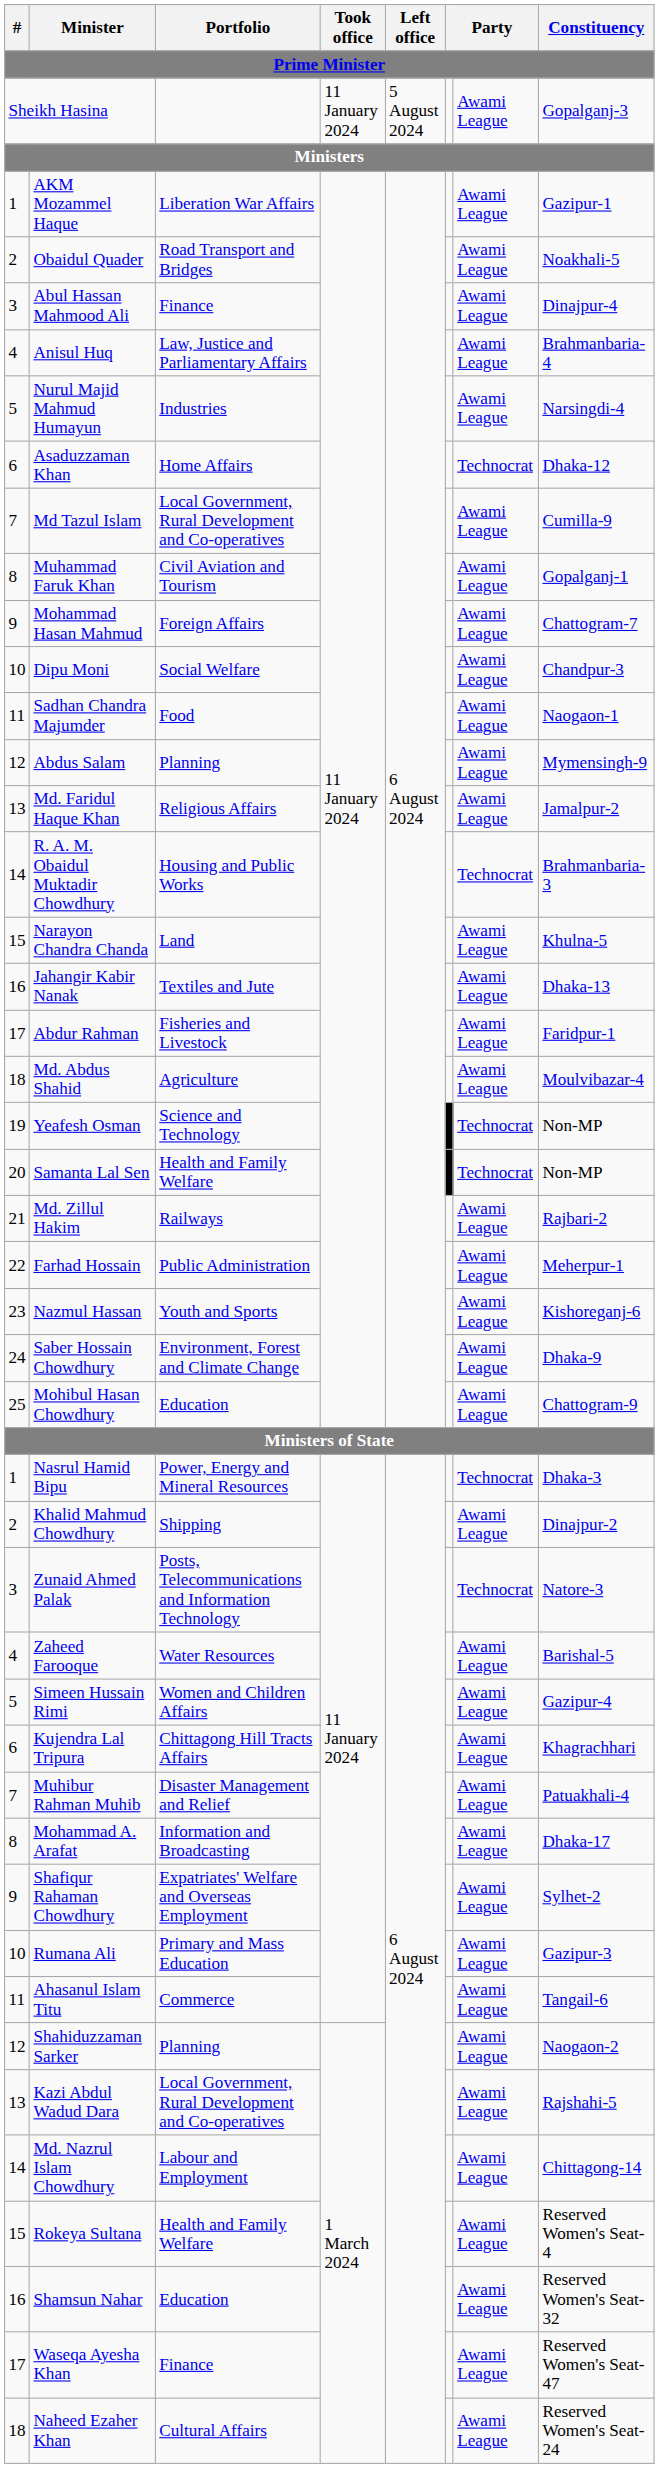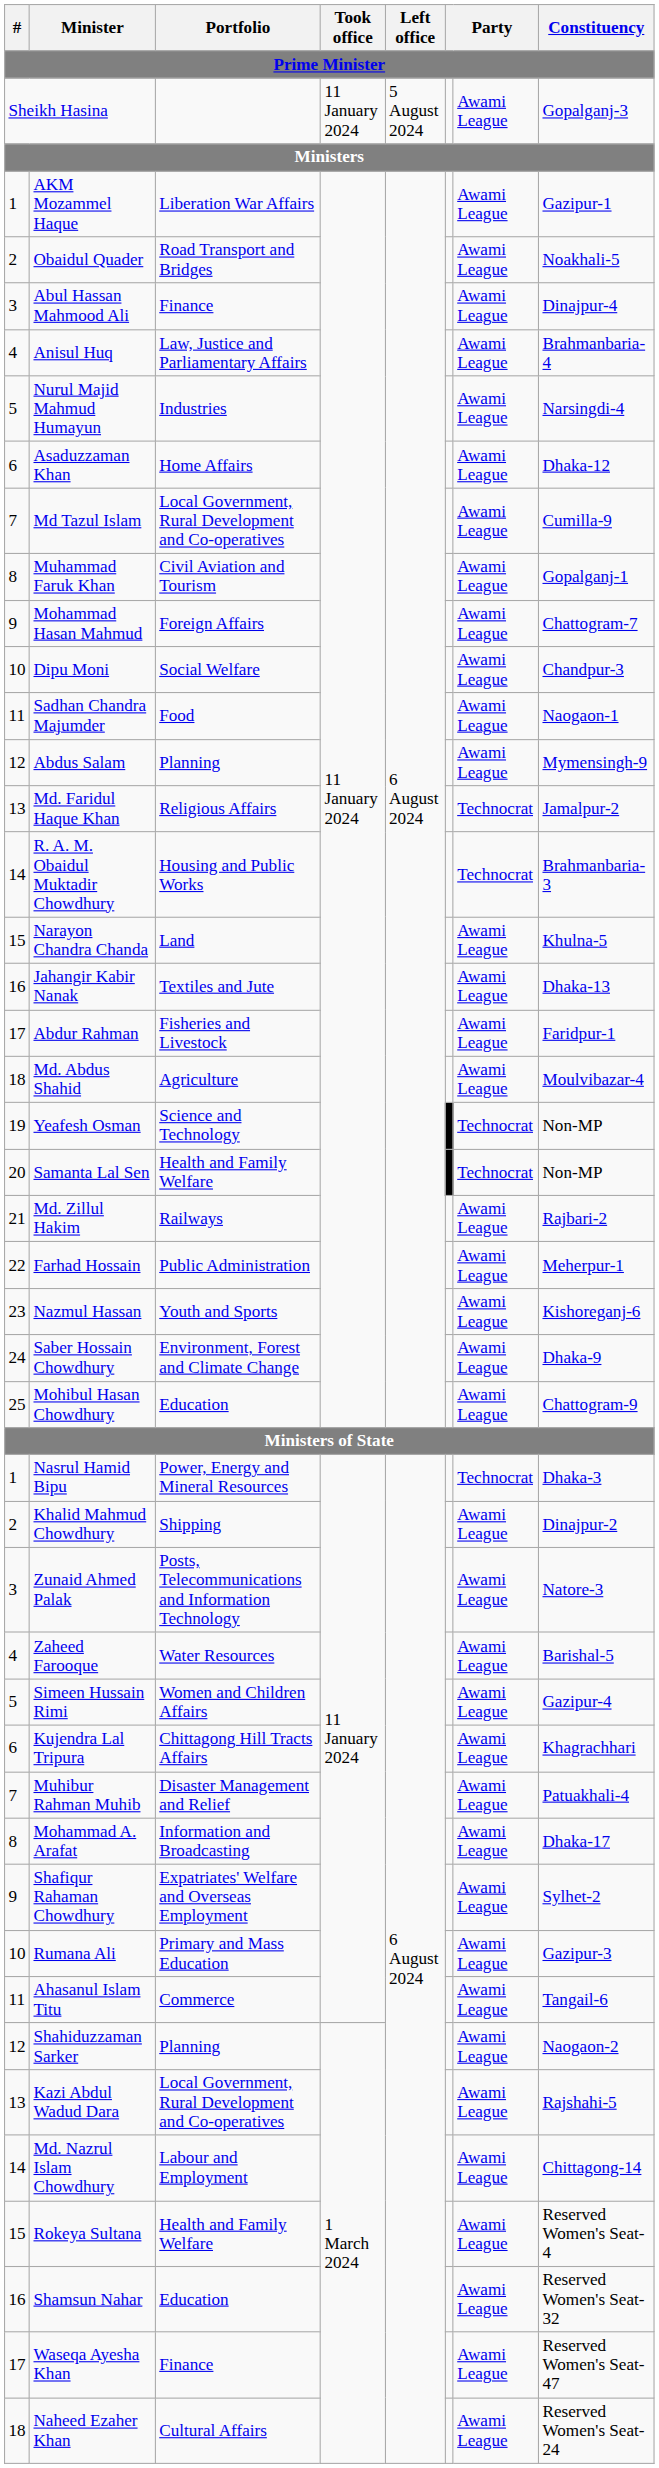(495, 464) Technocrat -> (482, 464) Awami League
(482, 808) Awami League -> (495, 808) Technocrat
(495, 1589) Technocrat -> (482, 1589) Awami League
